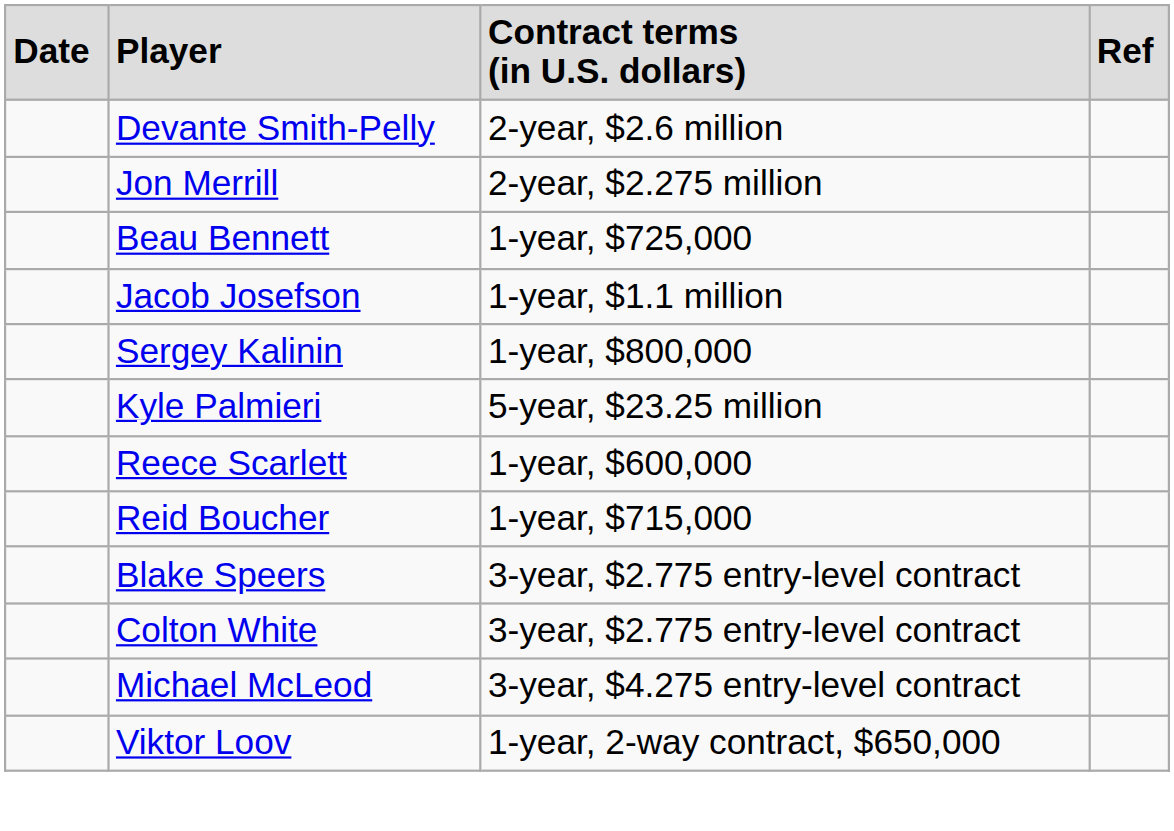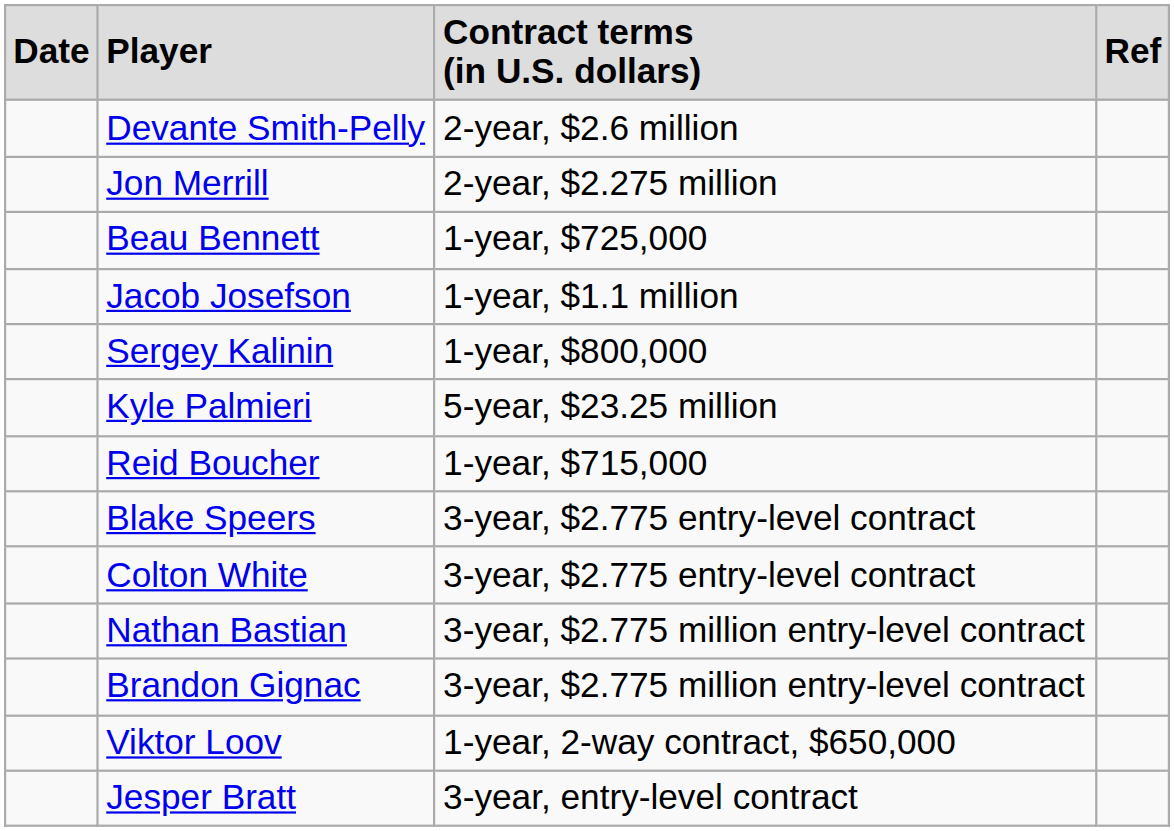- row: (231, 462)
- row: (244, 686)
+ row: (227, 630)
+ row: (233, 686)
+ row: (201, 797)
